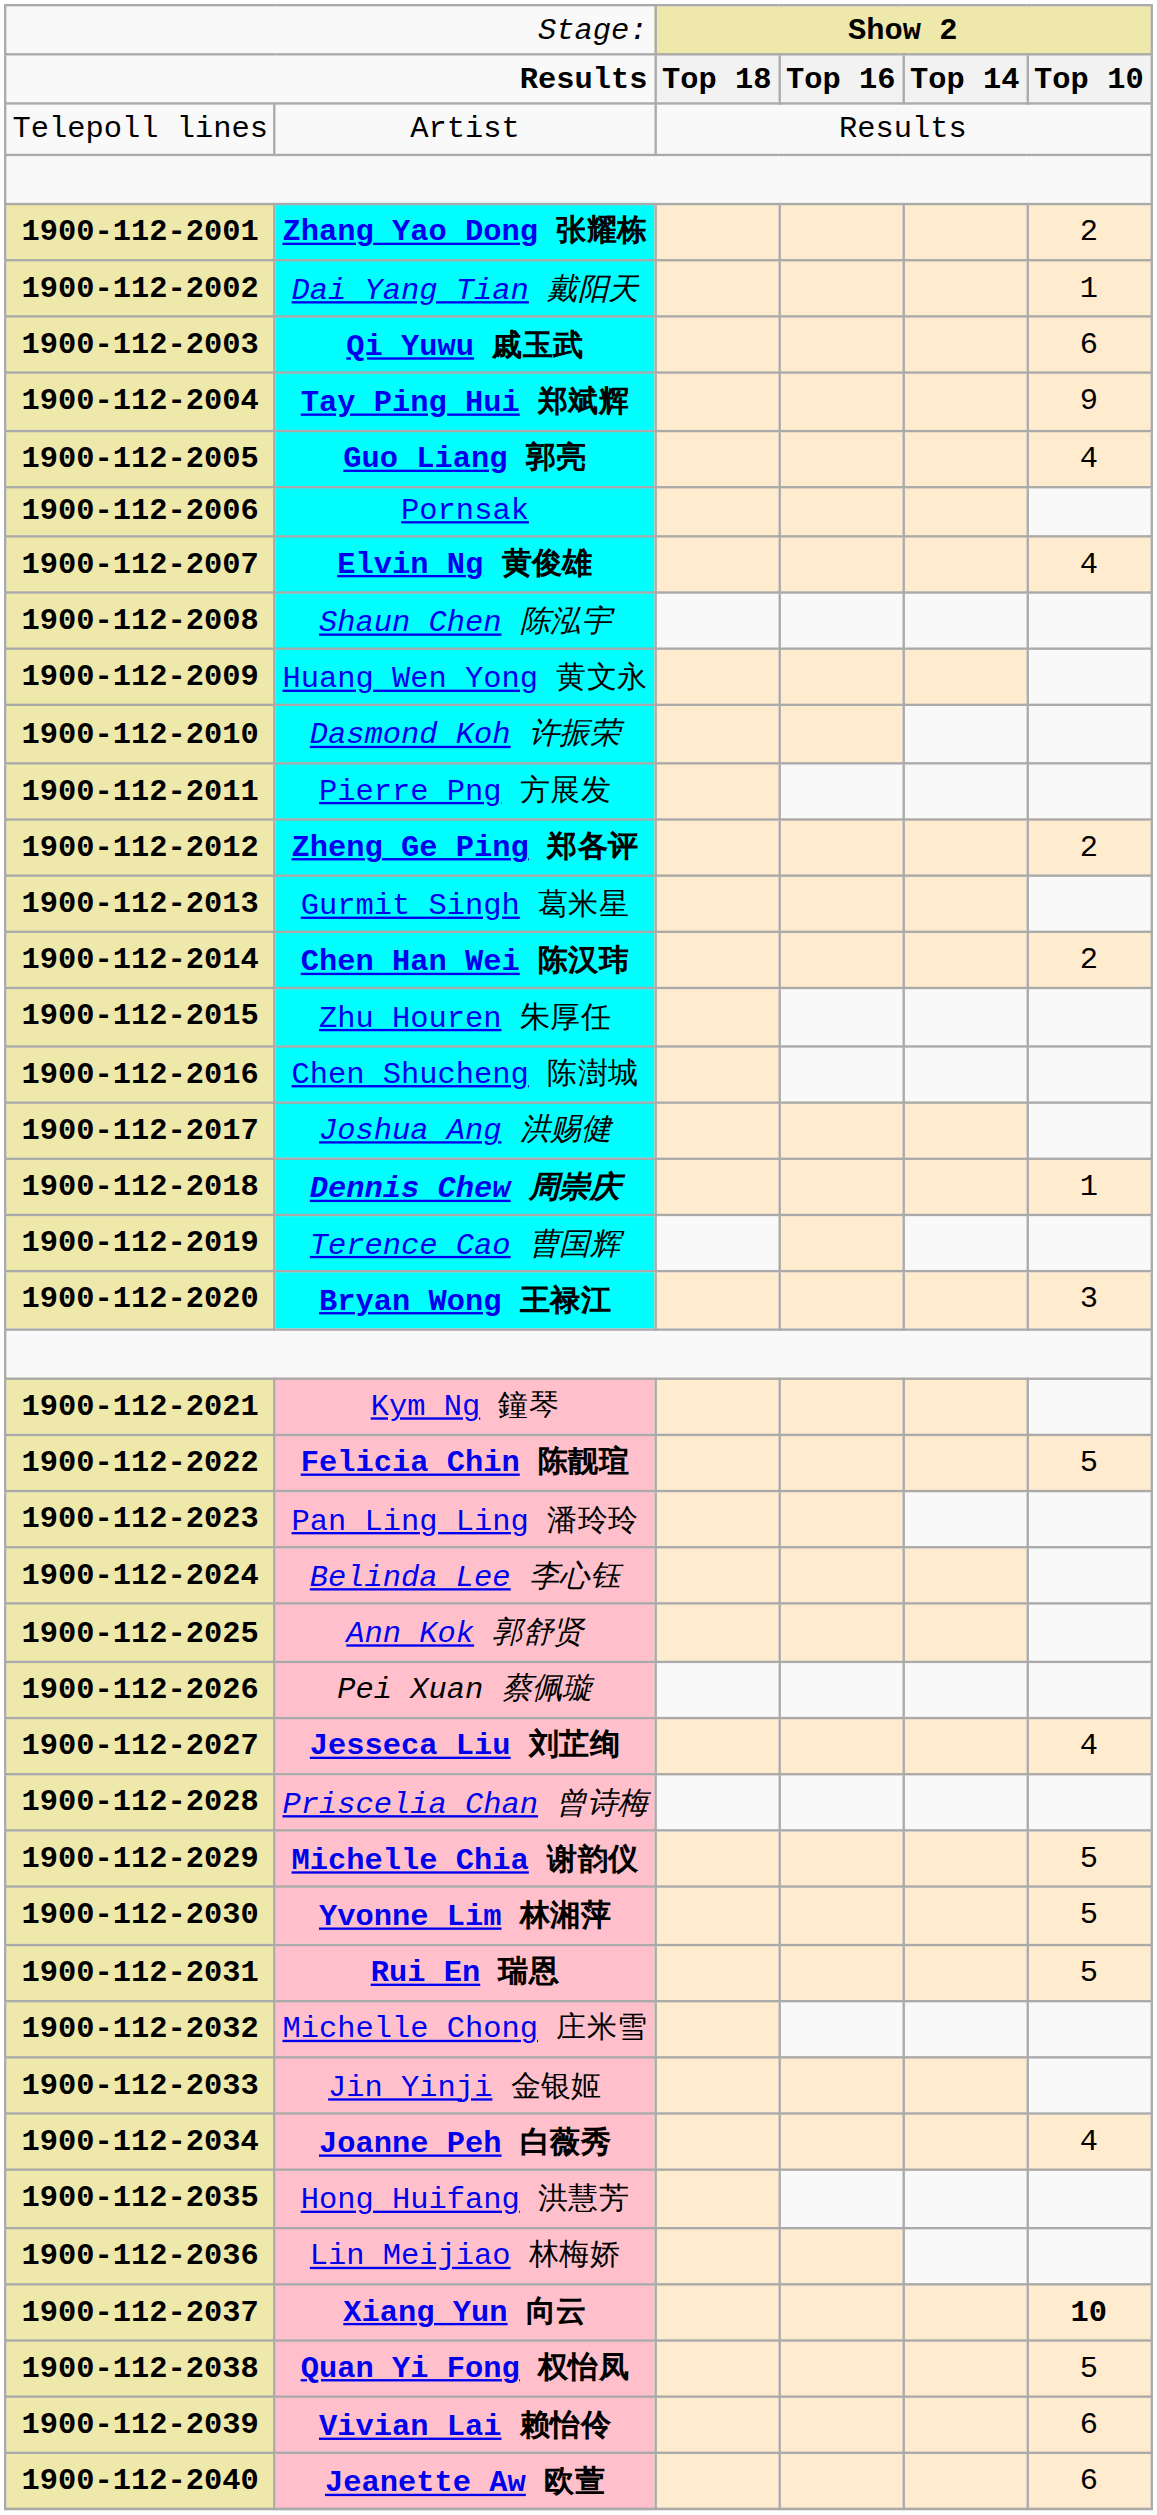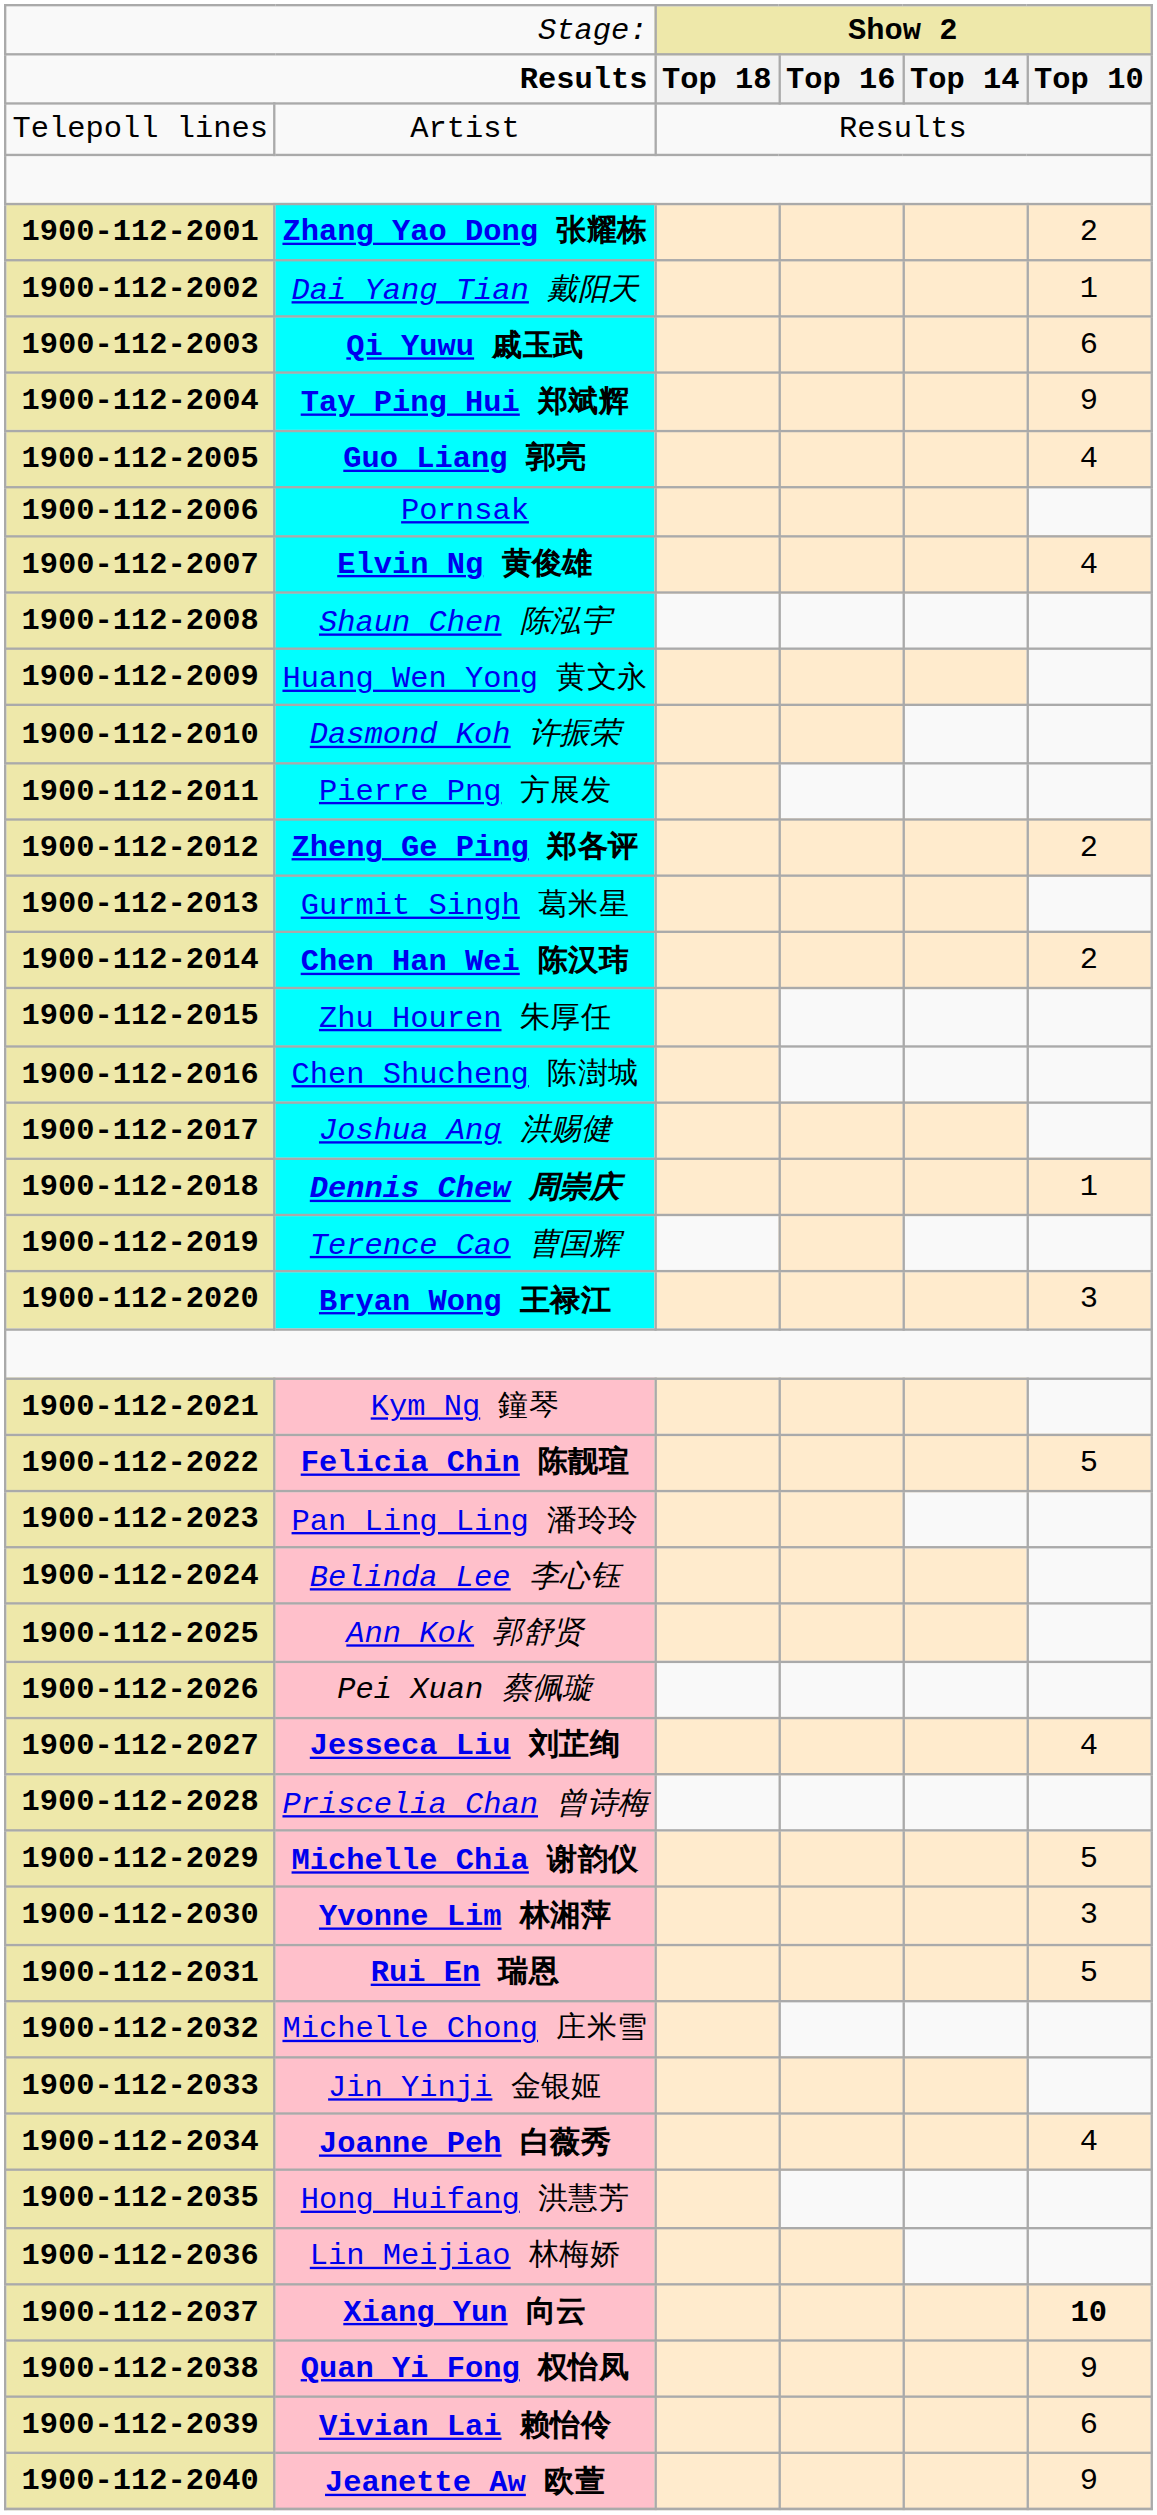(1089, 1916) 5 -> (1089, 1916) 3
(1089, 2368) 5 -> (1089, 2368) 9
(1089, 2482) 6 -> (1089, 2482) 9
